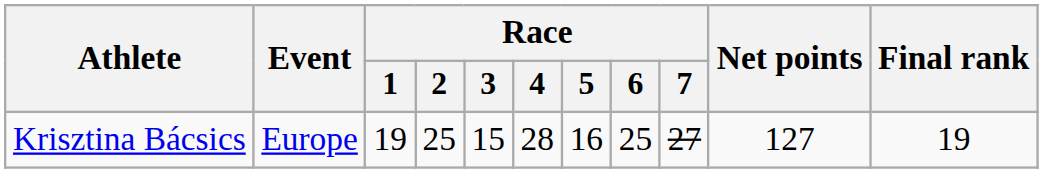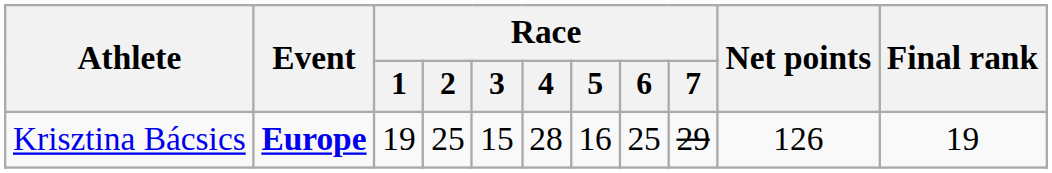(310, 139) normal -> (314, 139) bold
(684, 139) 27 -> (693, 139) 29
(790, 139) 127 -> (798, 139) 126
